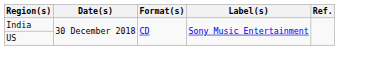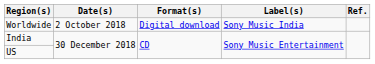+ row: (29, 25)
